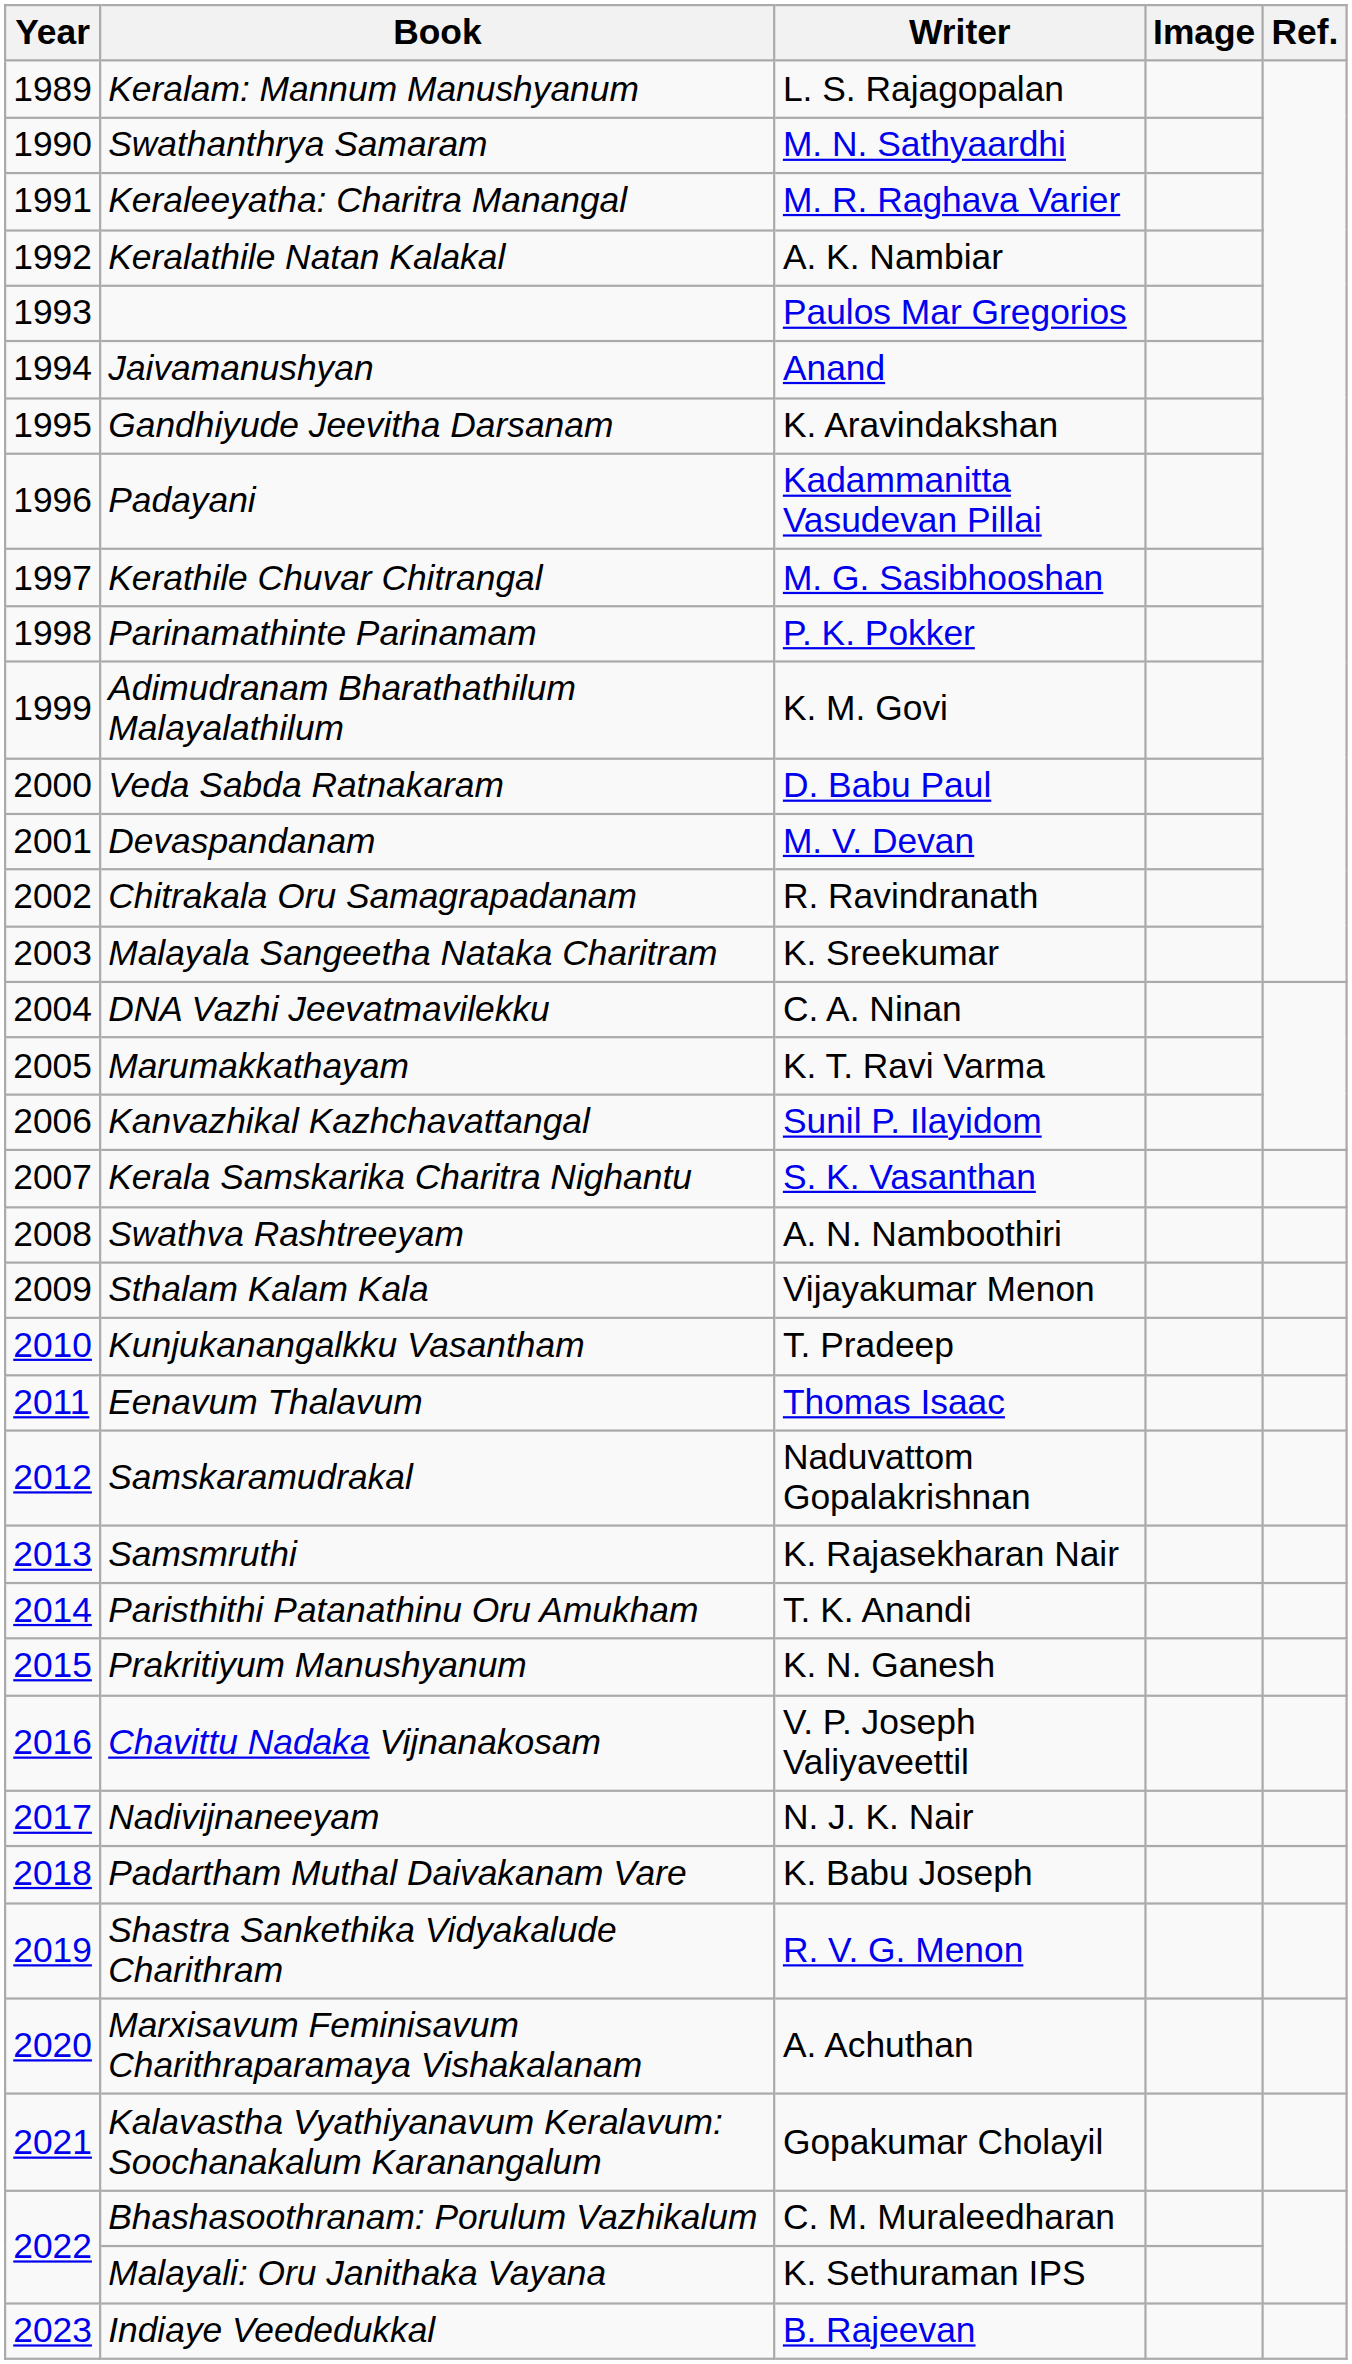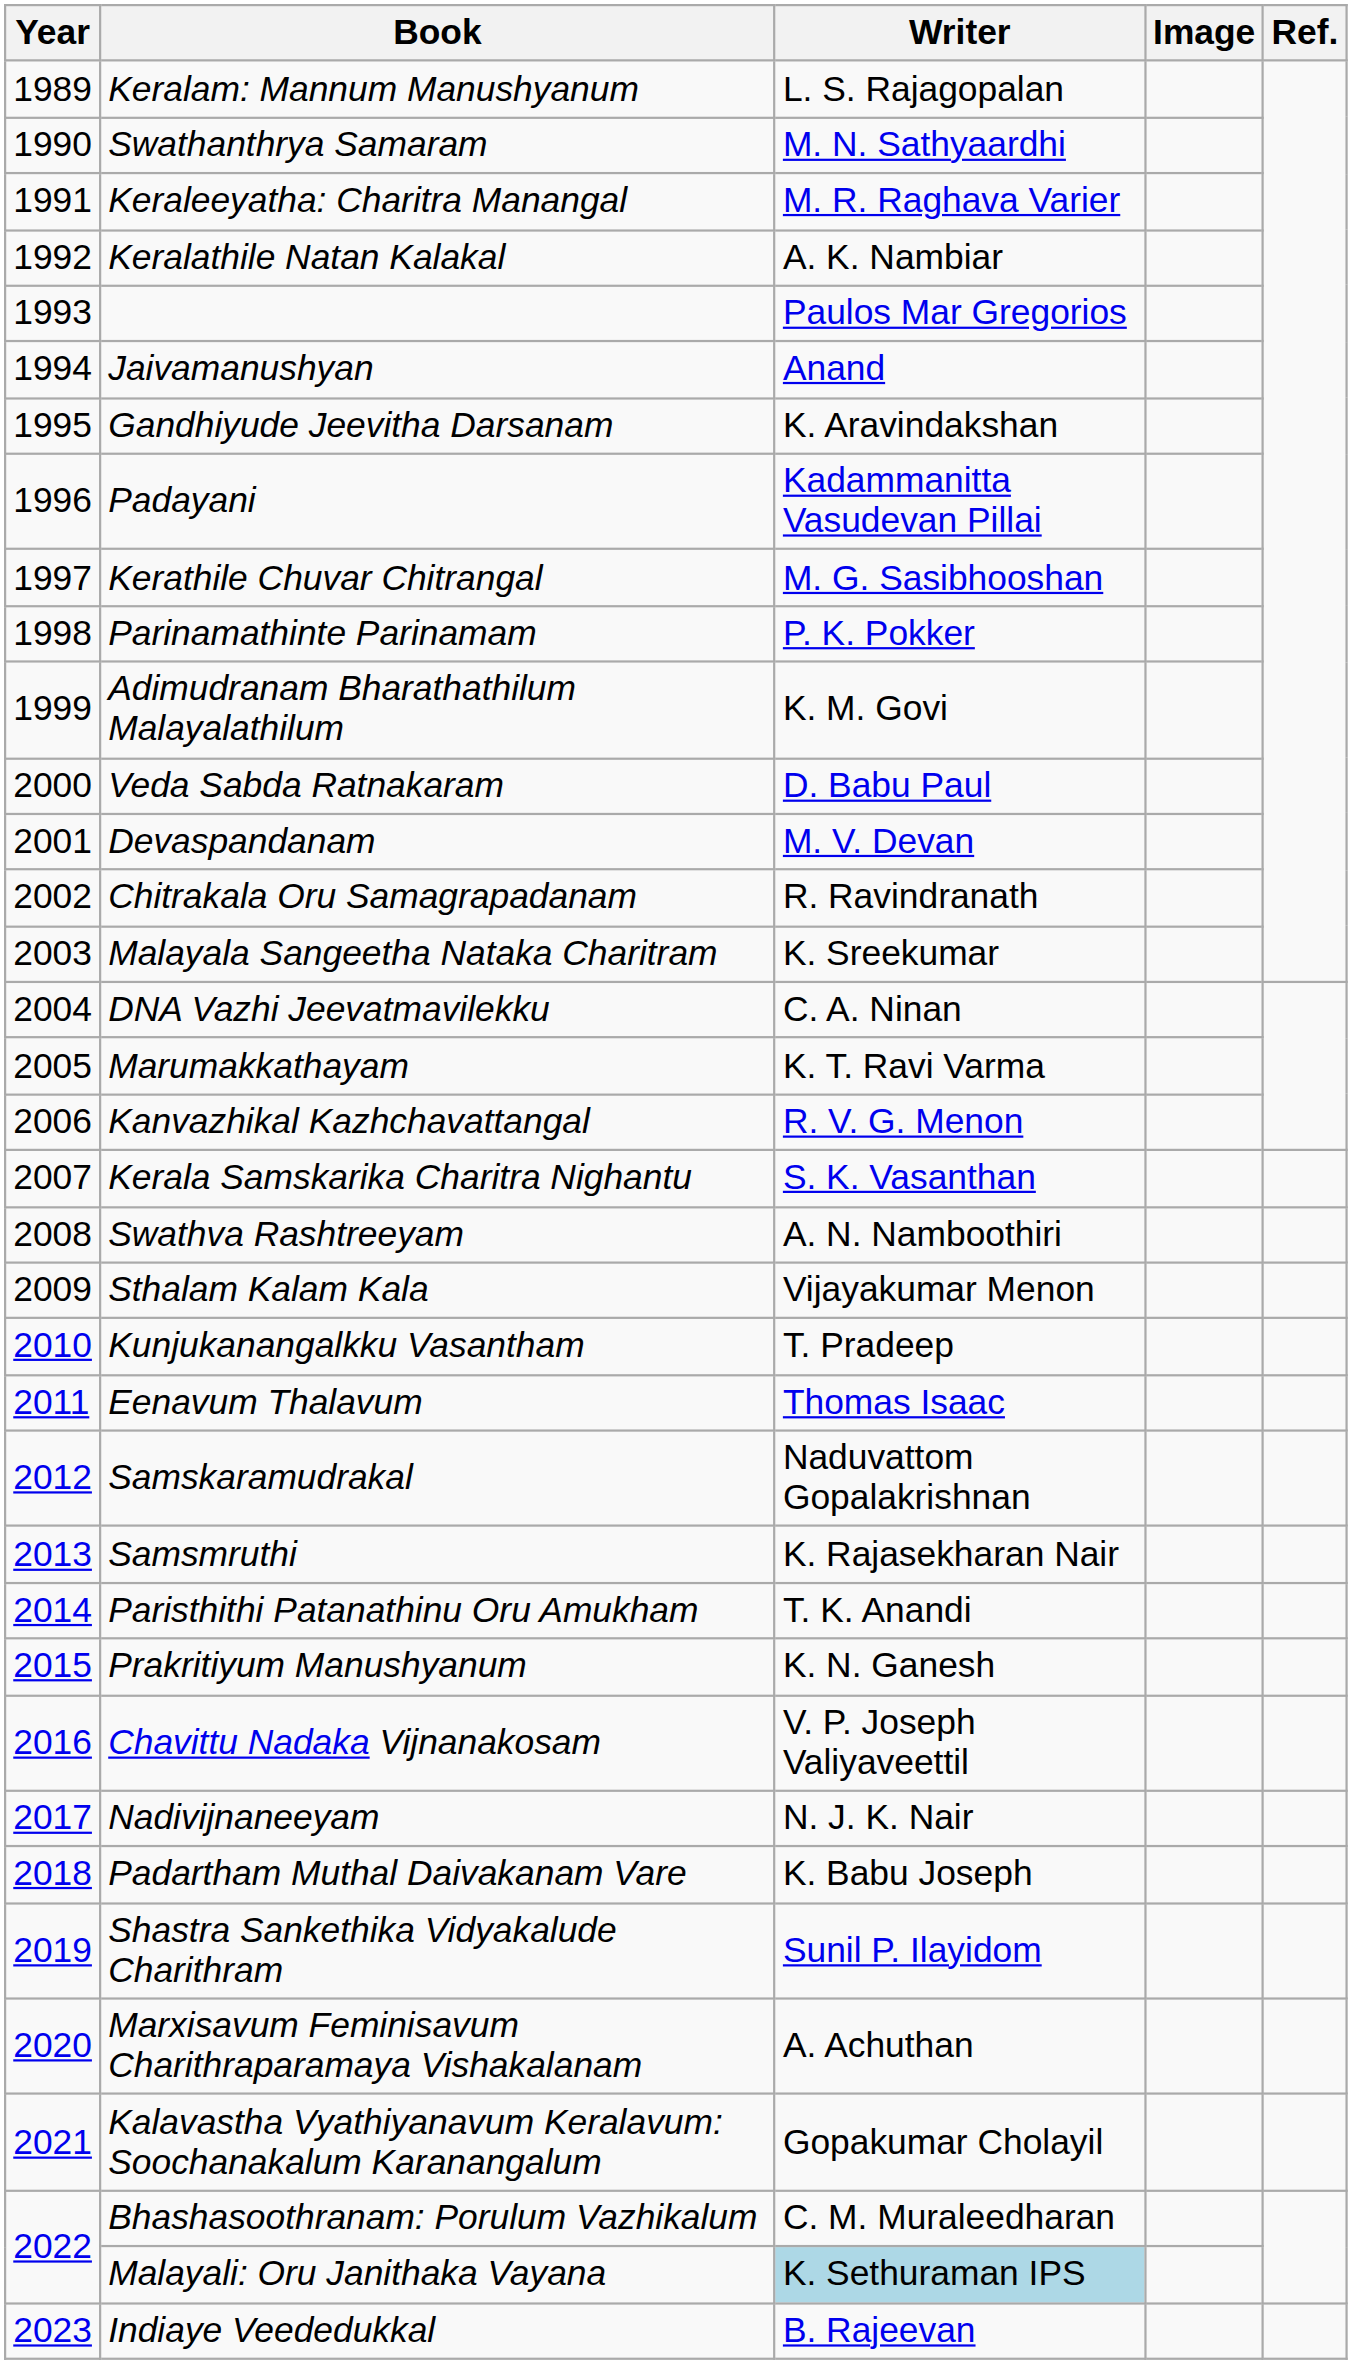(912, 1121) Sunil P. Ilayidom -> (903, 1121) R. V. G. Menon
(903, 1949) R. V. G. Menon -> (912, 1949) Sunil P. Ilayidom
(934, 2273) no background -> (934, 2273) lightblue background
